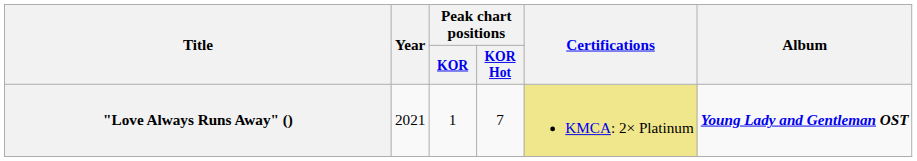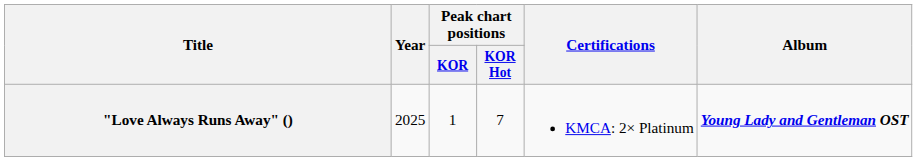(410, 120) 2021 -> (410, 120) 2025
(611, 129) khaki background -> (611, 129) no background
